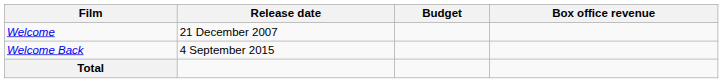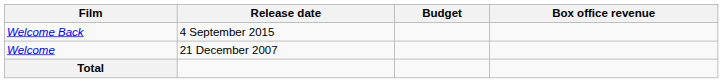rows swapped: (31, 31) <-> (45, 50)
